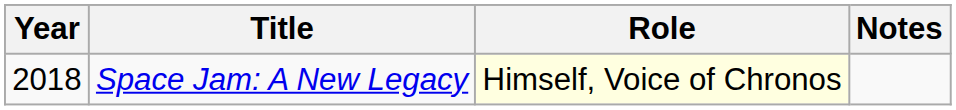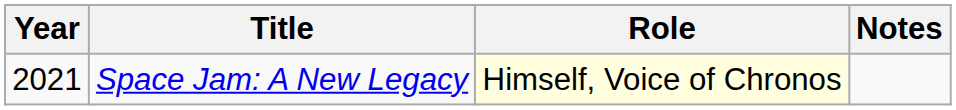(47, 78) 2018 -> (47, 78) 2021
